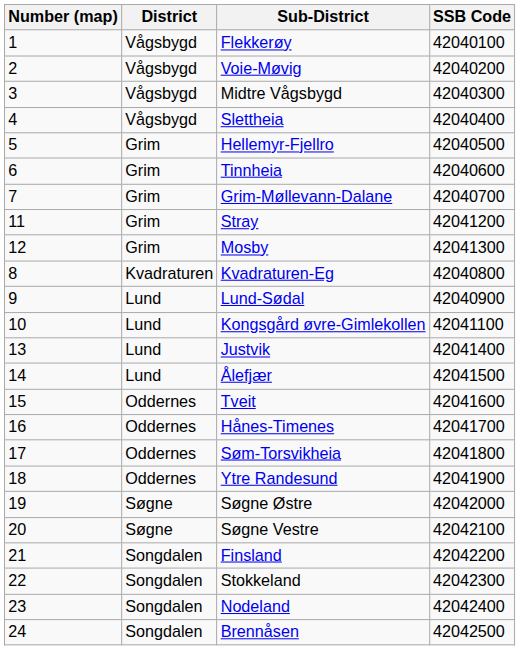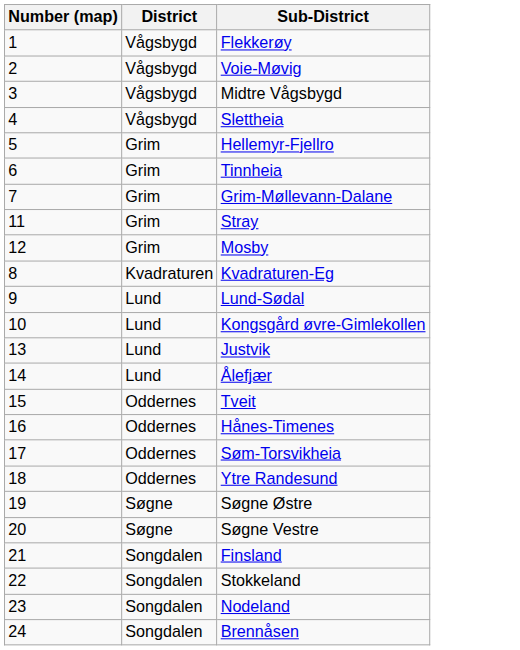- column: (472, 17)
